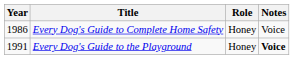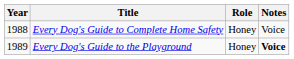(17, 29) 1986 -> (17, 29) 1988
(17, 46) 1991 -> (17, 46) 1989
